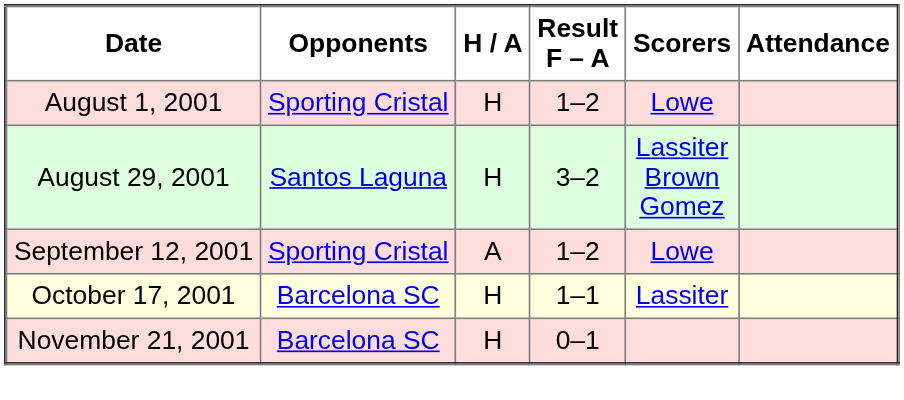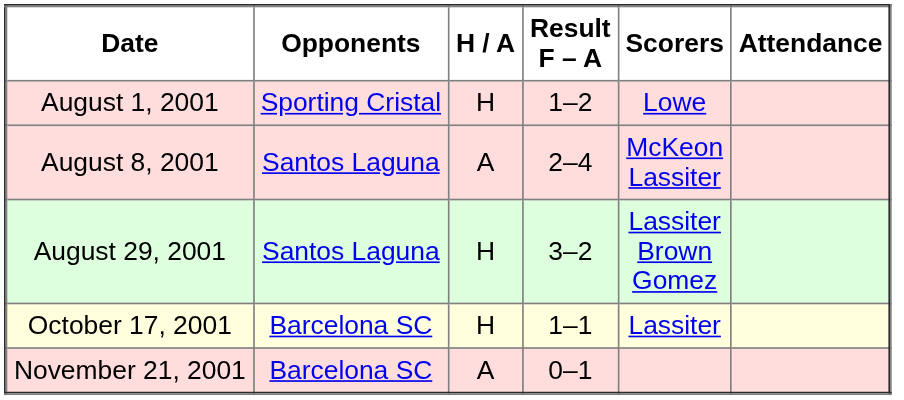+ row: (130, 162)
- row: (134, 251)
(493, 340) H -> (486, 369) A
